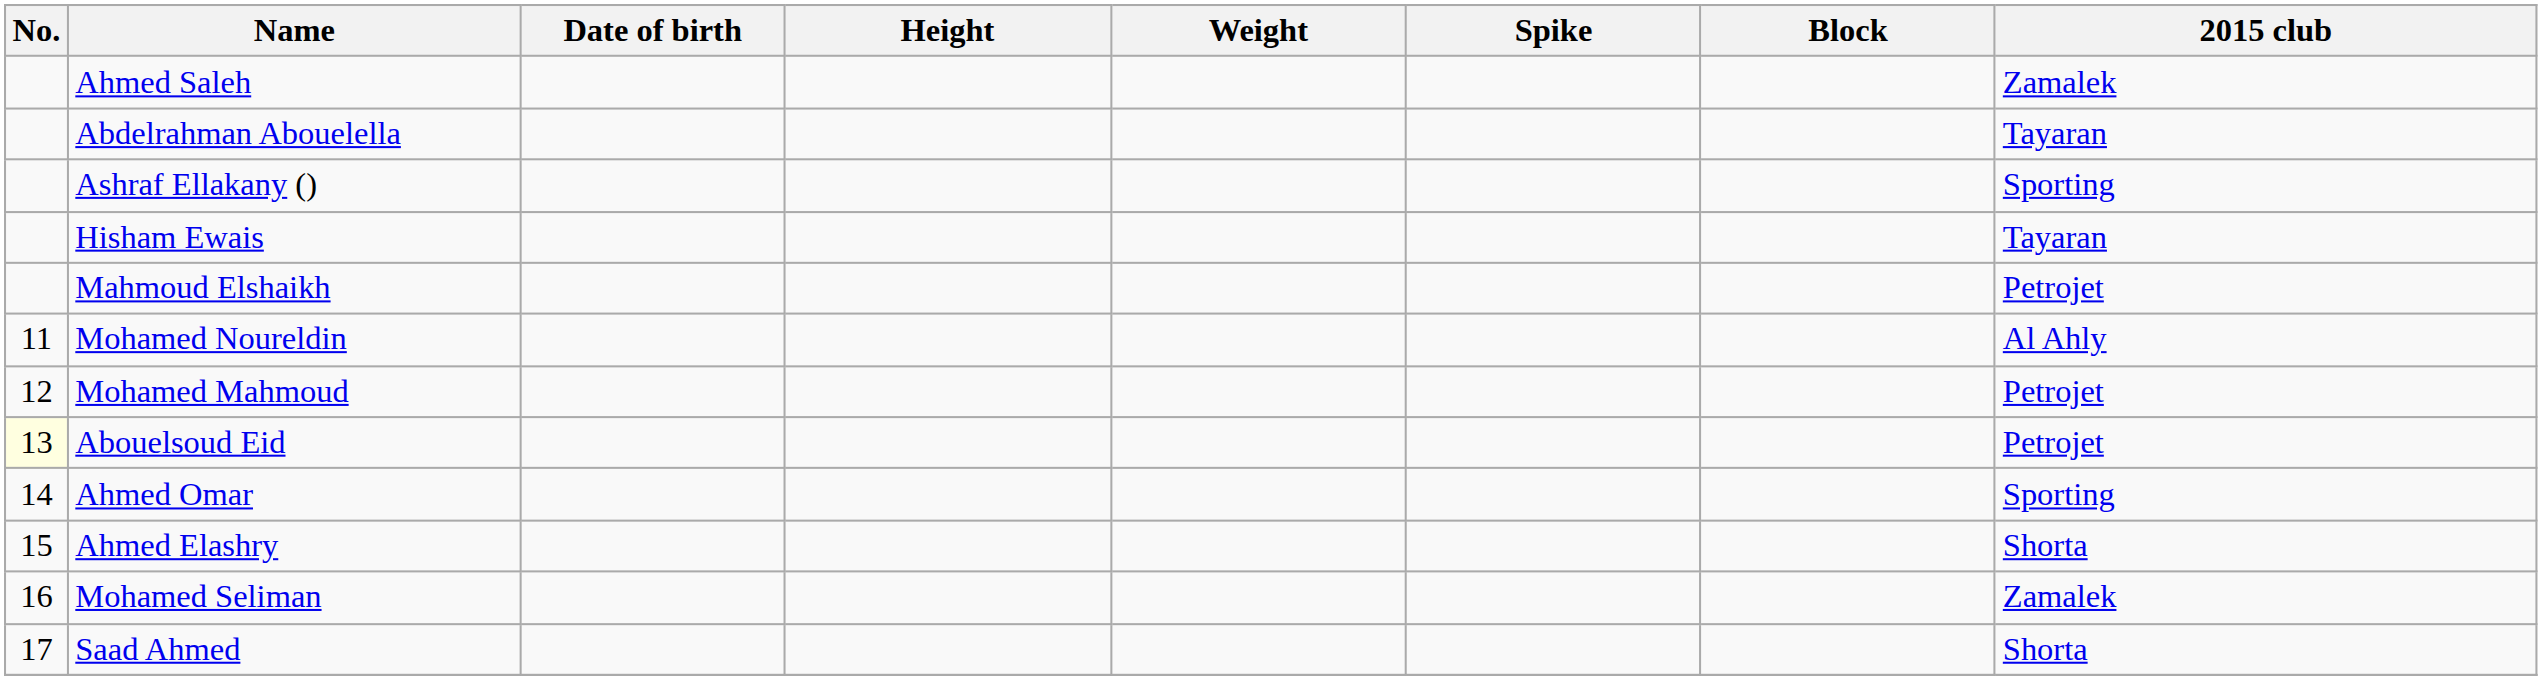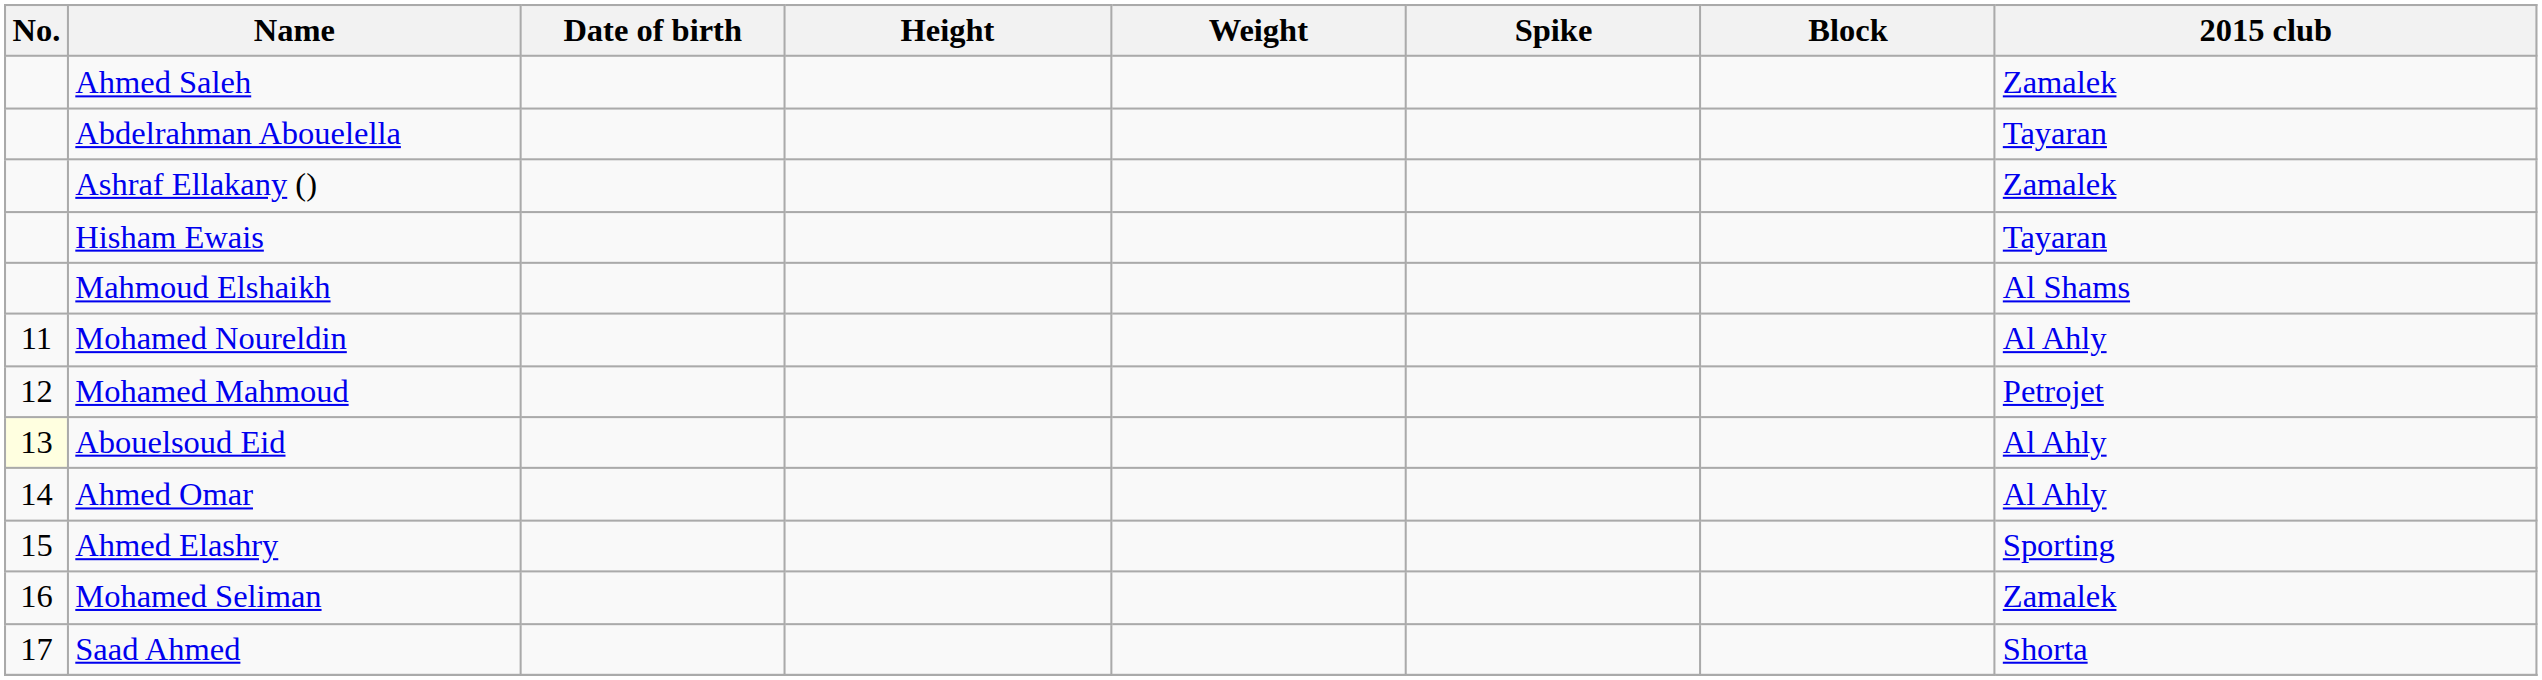(2059, 184) Sporting -> (2060, 184) Zamalek
(2053, 287) Petrojet -> (2066, 287) Al Shams
(2053, 442) Petrojet -> (2055, 442) Al Ahly
(2059, 493) Sporting -> (2055, 493) Al Ahly
(2045, 545) Shorta -> (2059, 545) Sporting
